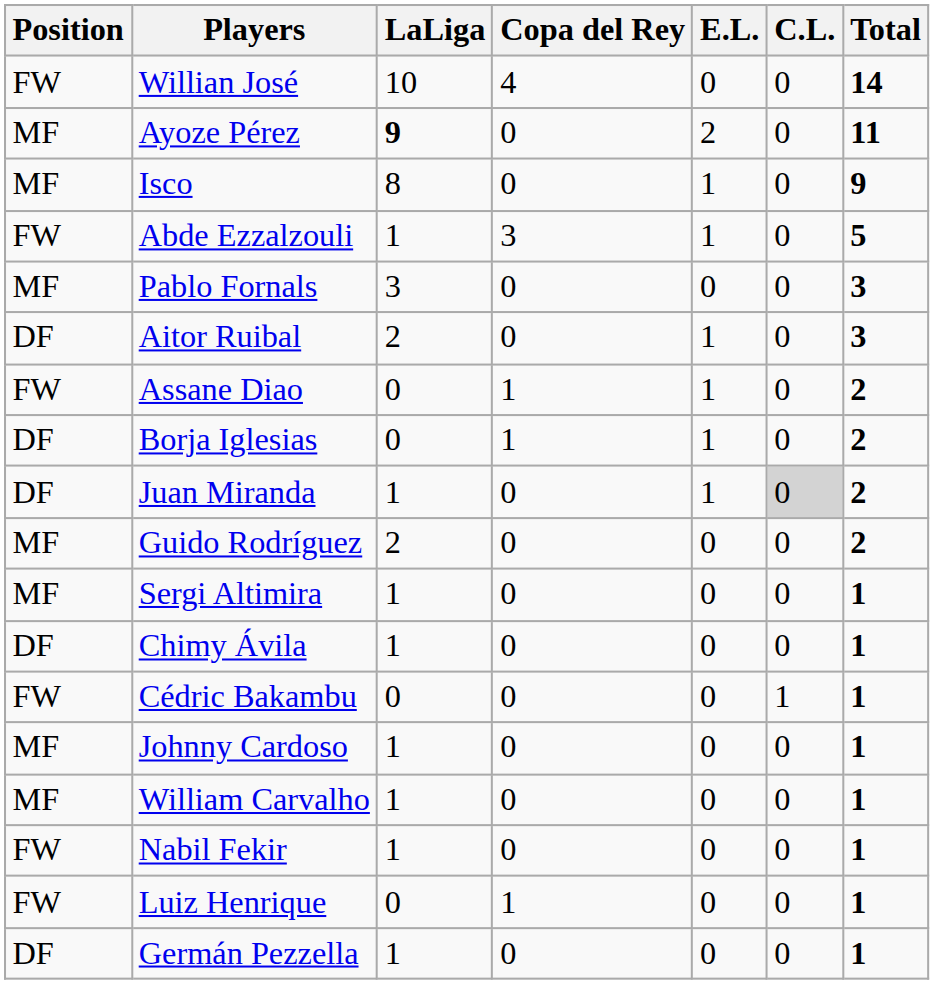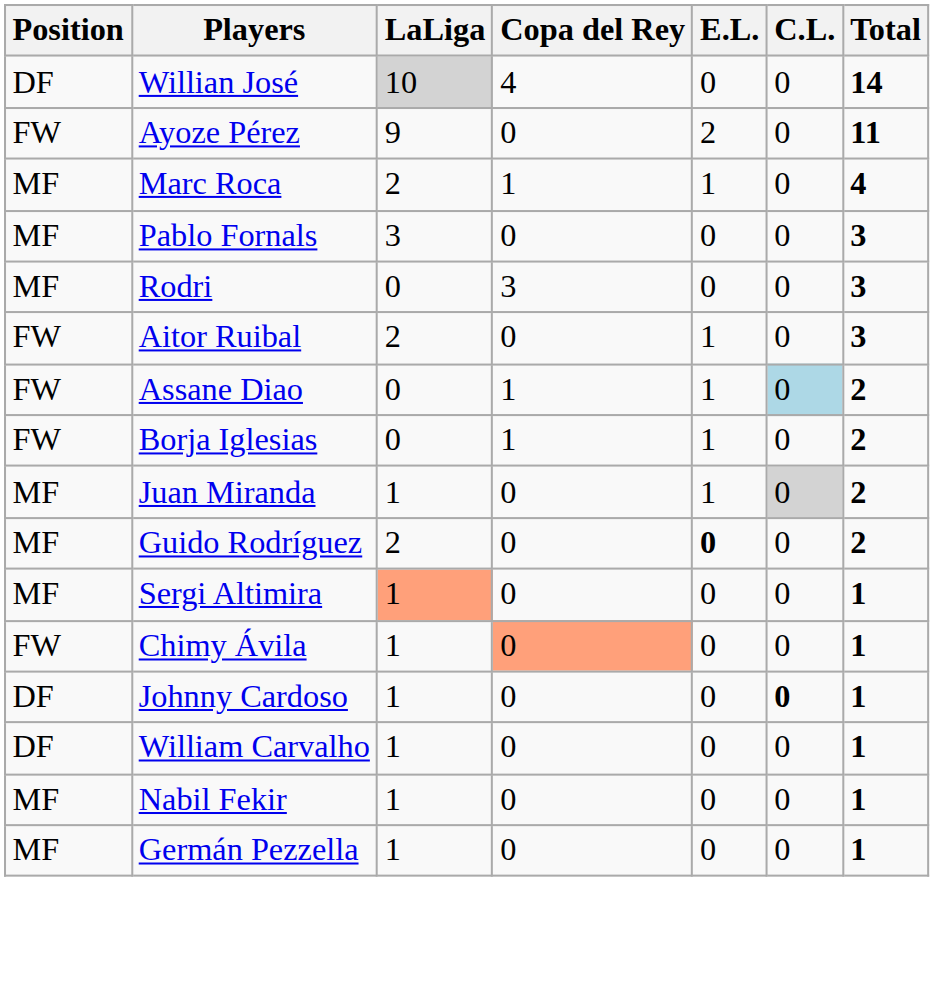(37, 81) FW -> (33, 81) DF
(401, 81) no background -> (401, 81) lightgrey background
(36, 132) MF -> (37, 132) FW
(393, 132) bold -> (393, 132) normal
- row: (166, 183)
- row: (246, 235)
+ row: (210, 183)
+ row: (176, 286)
(33, 337) DF -> (37, 337) FW
(782, 388) no background -> (782, 388) lightblue background
(33, 440) DF -> (37, 440) FW
(33, 491) DF -> (36, 491) MF
(708, 542) normal -> (708, 542) bold
(393, 593) no background -> (393, 593) lightsalmon background
(33, 645) DF -> (37, 645) FW
(508, 645) no background -> (508, 645) lightsalmon background
- row: (248, 696)
(36, 747) MF -> (33, 696) DF
(782, 747) normal -> (782, 696) bold
(36, 798) MF -> (33, 747) DF
(37, 850) FW -> (36, 798) MF
- row: (232, 901)
(33, 952) DF -> (36, 850) MF
